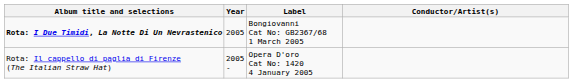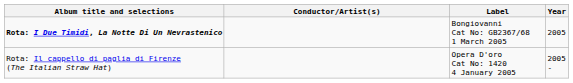columns swapped: (455, 10) <-> (235, 10)
